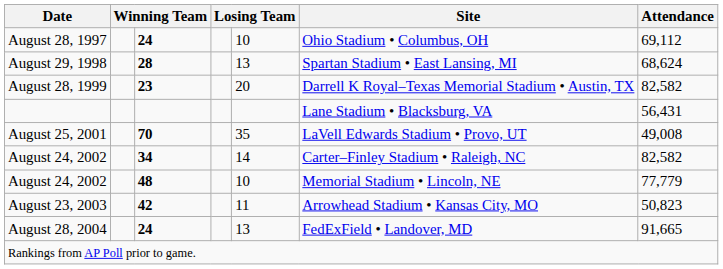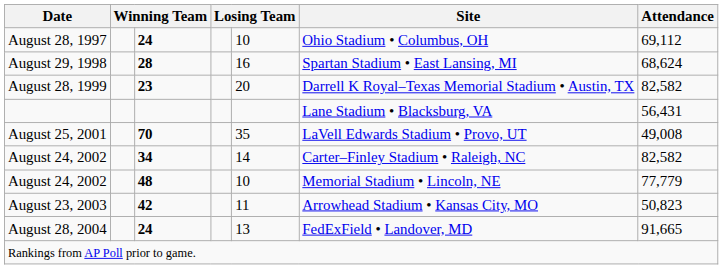(243, 63) 13 -> (243, 63) 16
